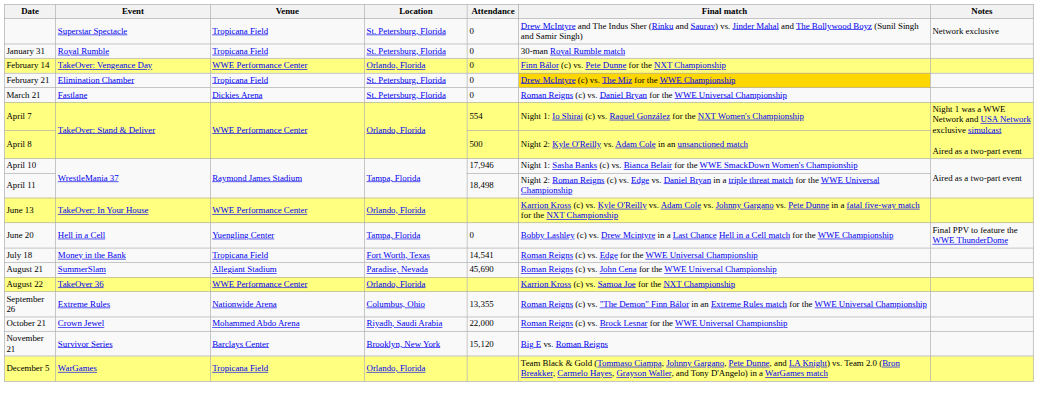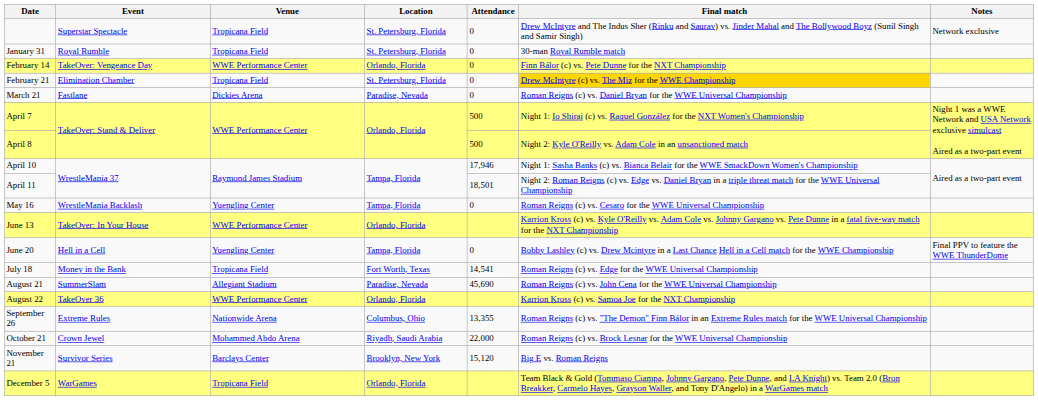(406, 94) St. Petersburg, Florida -> (397, 94) Paradise, Nevada
(476, 116) 554 -> (476, 116) 500
(482, 185) 18,498 -> (482, 185) 18,501
+ row: (20, 205)
